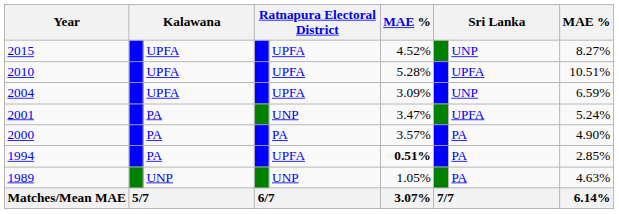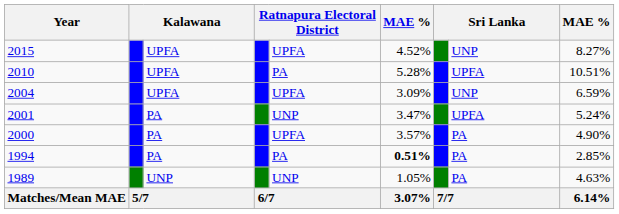(289, 72) UPFA -> (280, 72) PA
(280, 135) PA -> (289, 135) UPFA
(289, 156) UPFA -> (280, 156) PA
